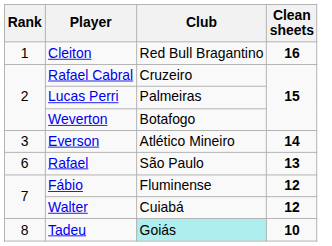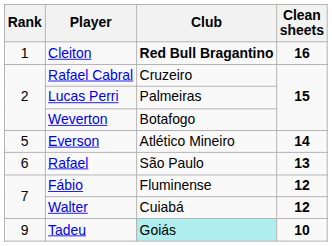(202, 53) normal -> (207, 53) bold
(25, 141) 3 -> (25, 141) 5
(25, 229) 8 -> (25, 229) 9
